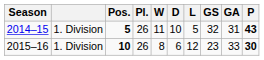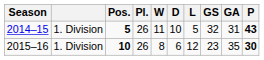(234, 47) 33 -> (234, 47) 35
